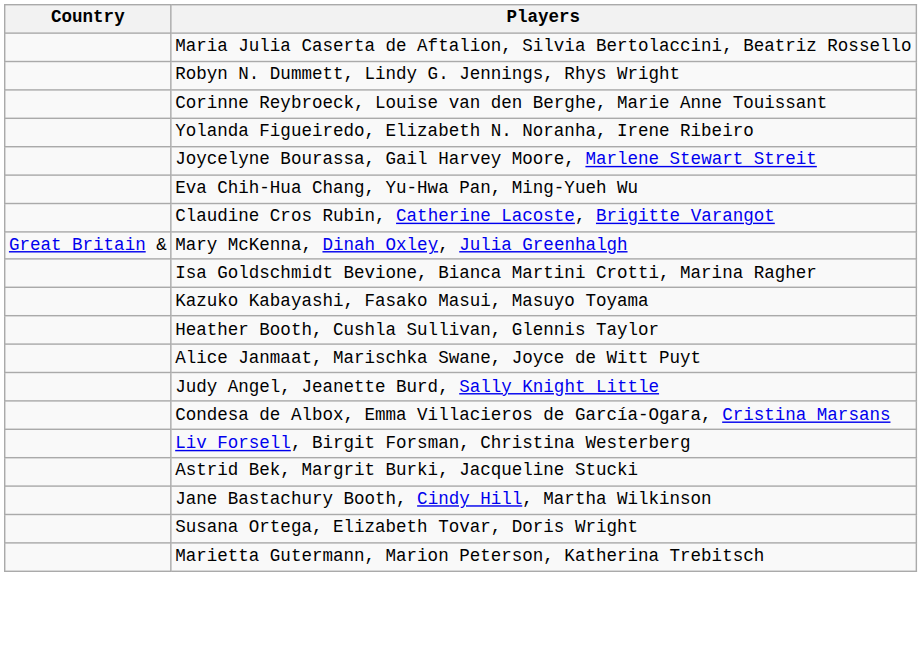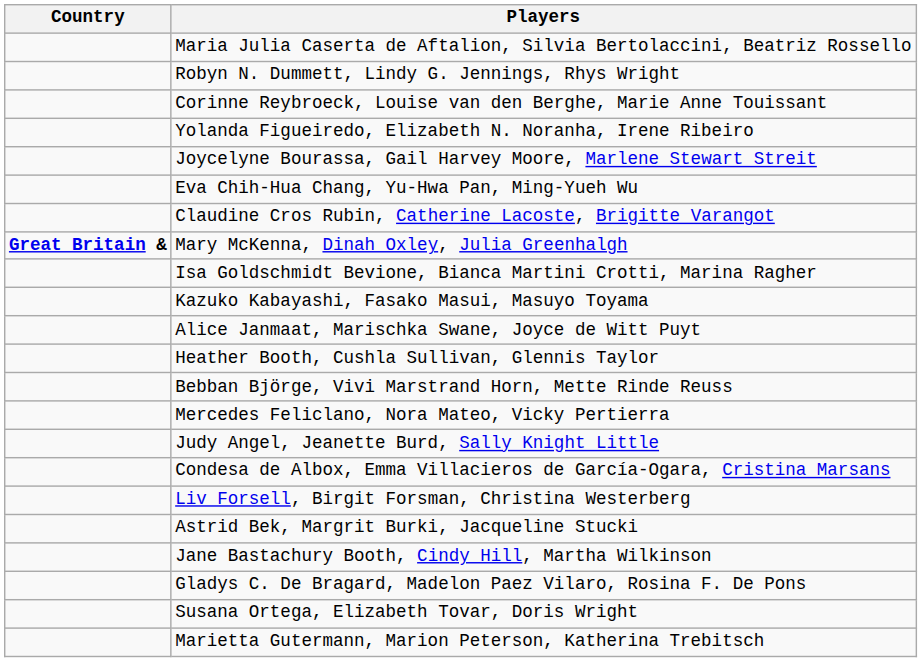(88, 246) normal -> (88, 246) bold
rows swapped: (438, 359) <-> (417, 331)
+ row: (454, 387)
+ row: (422, 416)
+ row: (491, 585)
